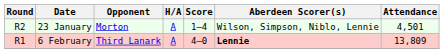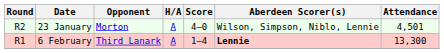(199, 26) 1–4 -> (199, 26) 4–0
(199, 41) 4–0 -> (199, 41) 1–4
(410, 41) 13,809 -> (410, 41) 13,300
